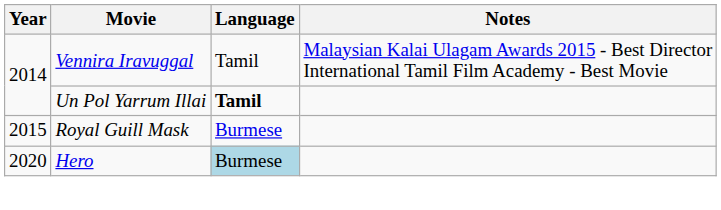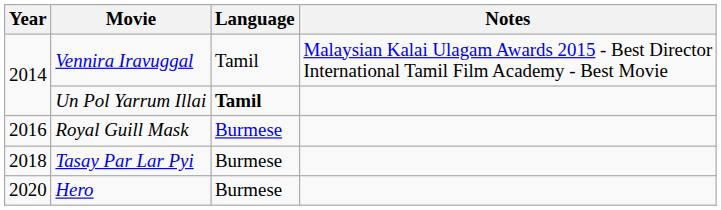(28, 130) 2015 -> (28, 130) 2016
+ row: (125, 160)
(249, 160) lightblue background -> (249, 190) no background
